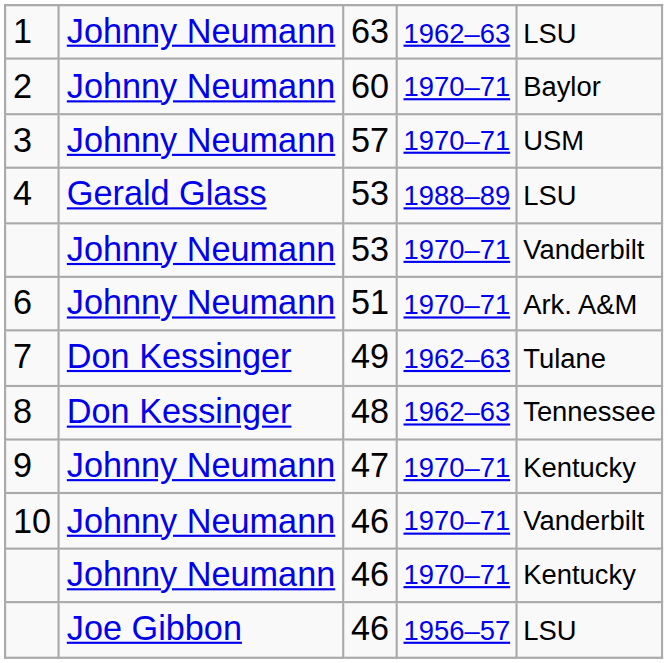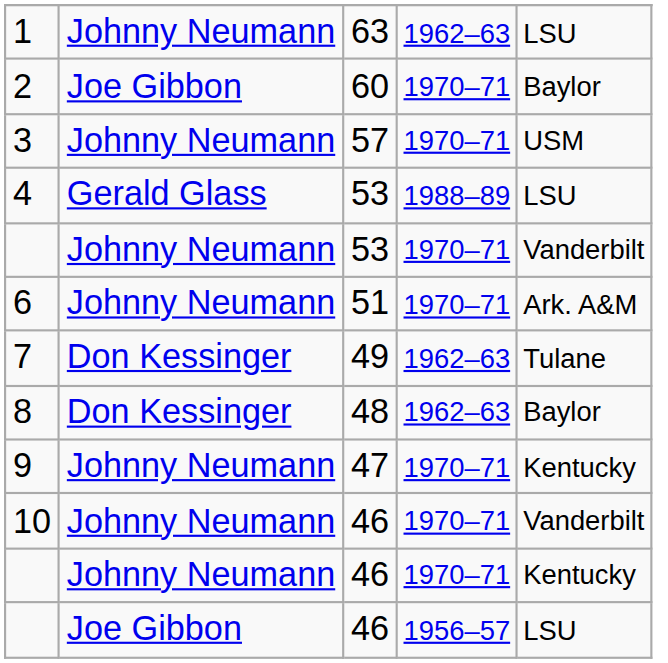(201, 85) Johnny Neumann -> (154, 85) Joe Gibbon
(589, 412) Tennessee -> (562, 412) Baylor
